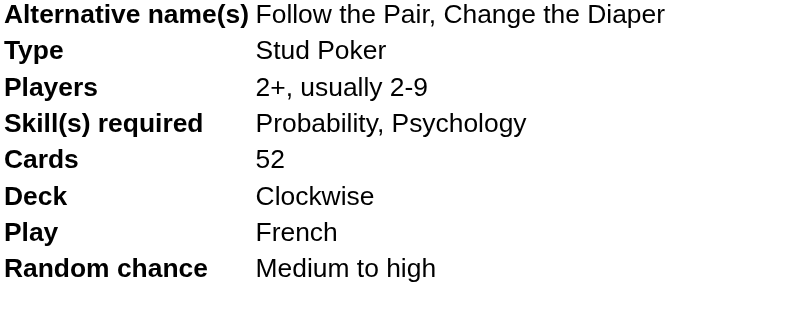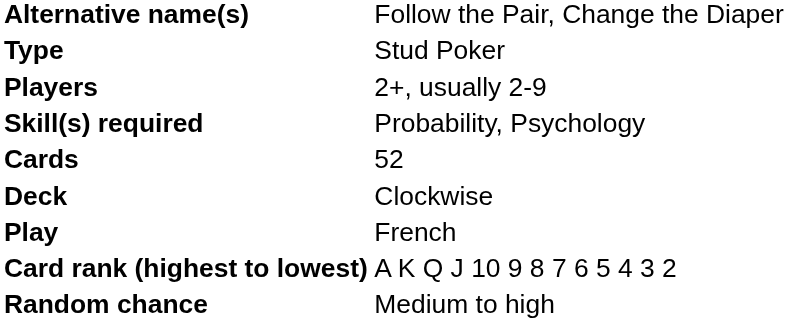+ row: (186, 268)
